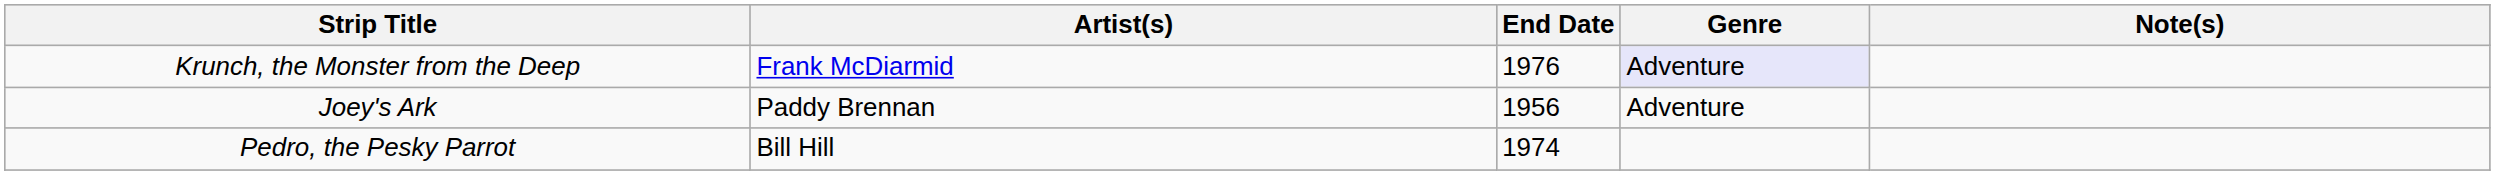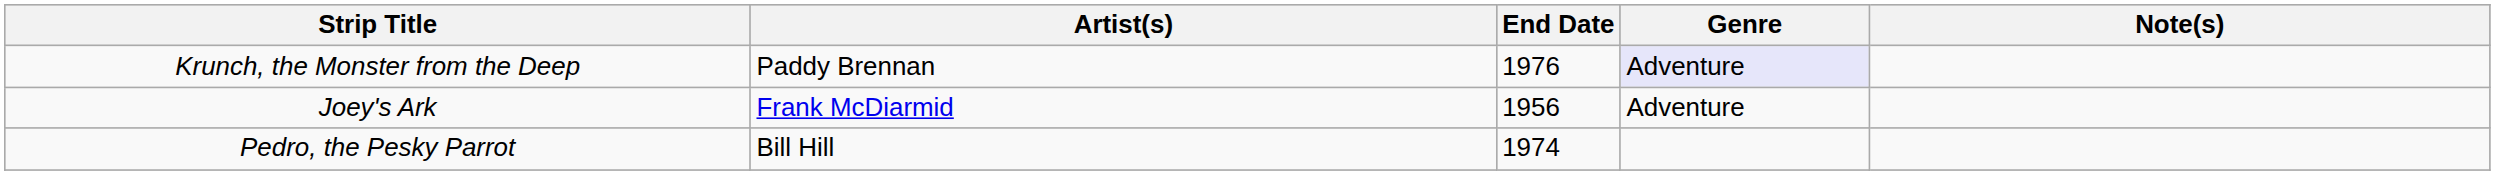(855, 66) Frank McDiarmid -> (846, 66) Paddy Brennan
(846, 107) Paddy Brennan -> (855, 107) Frank McDiarmid
